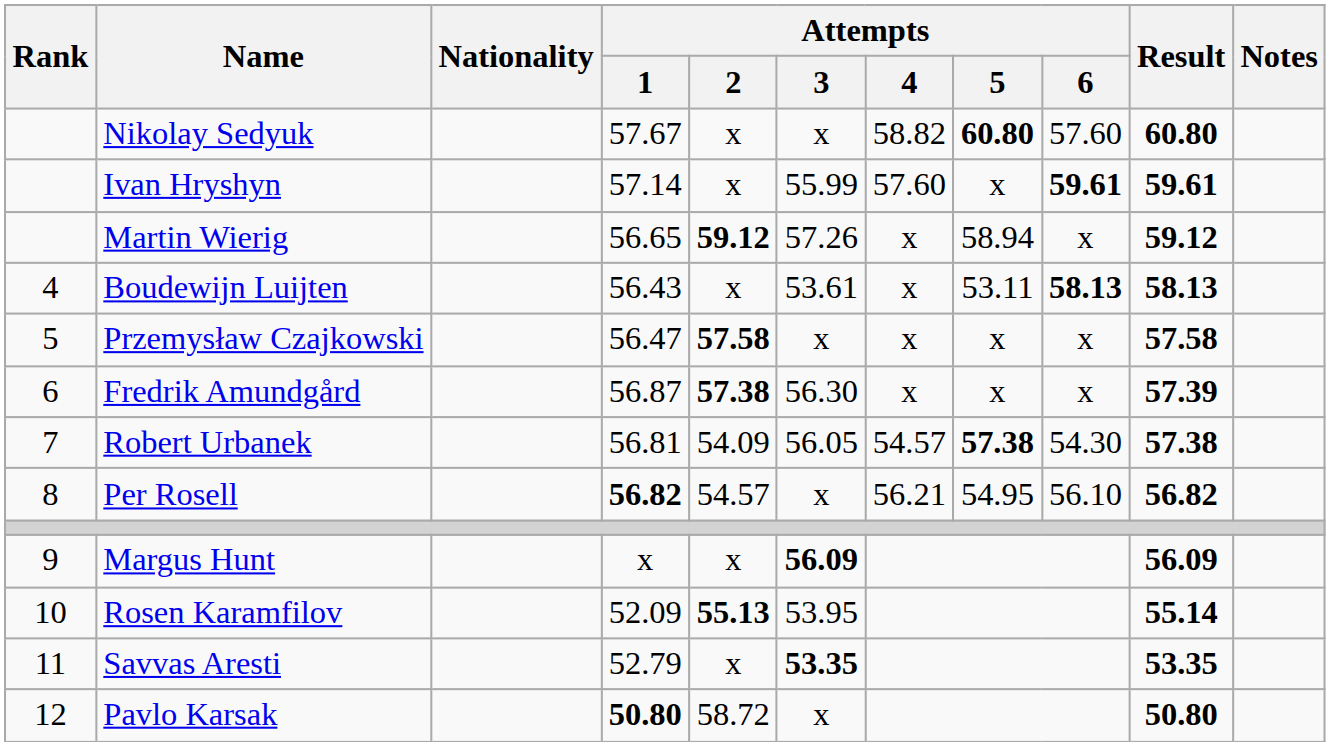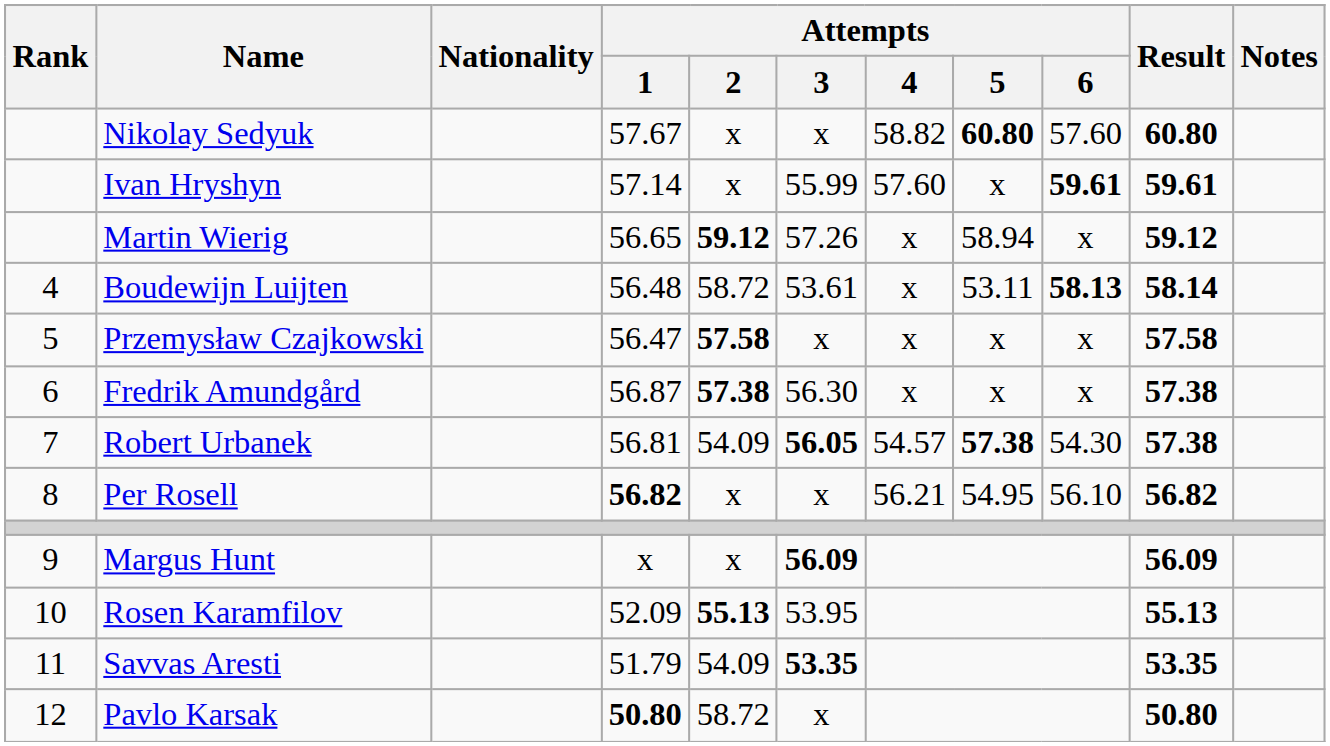(645, 287) 56.43 -> (645, 287) 56.48
(733, 287) x -> (733, 287) 58.72
(1181, 287) 58.13 -> (1181, 287) 58.14
(1181, 390) 57.39 -> (1181, 390) 57.38
(821, 442) normal -> (821, 442) bold
(733, 493) 54.57 -> (733, 493) x
(1181, 611) 55.14 -> (1181, 611) 55.13
(645, 663) 52.79 -> (645, 663) 51.79
(733, 663) x -> (733, 663) 54.09
